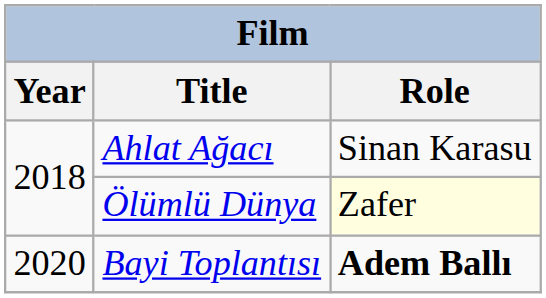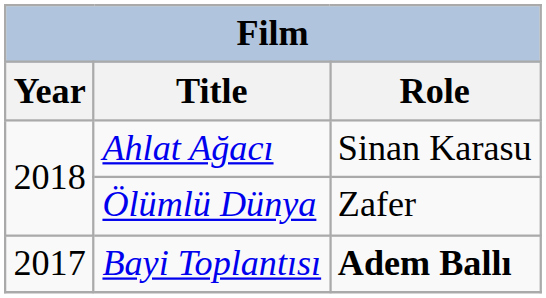(377, 205) lightyellow background -> (377, 205) no background
(50, 262) 2020 -> (50, 262) 2017
